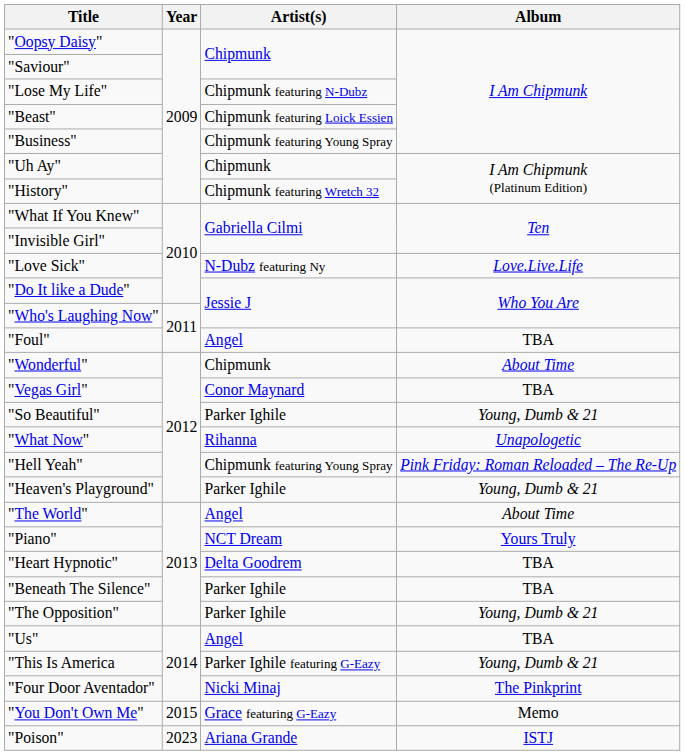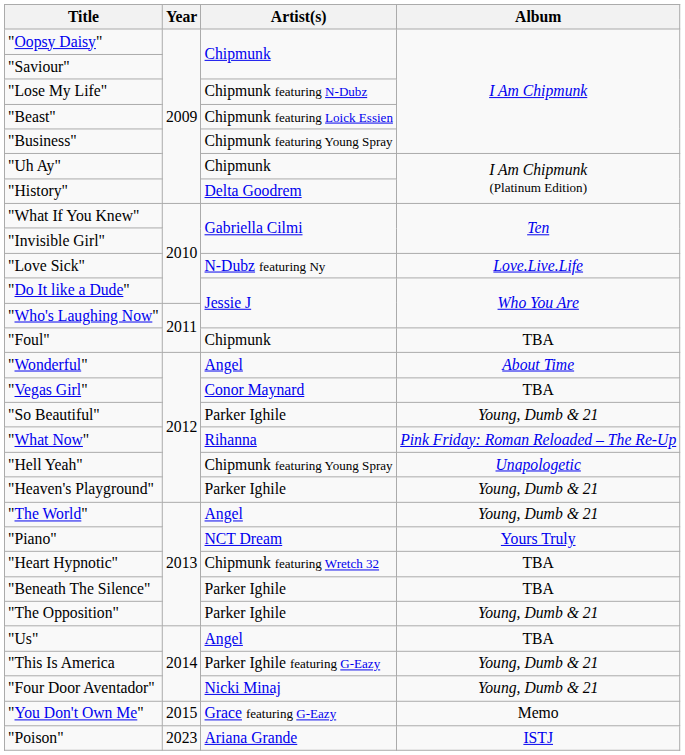(292, 191) Chipmunk featuring Wretch 32 -> (253, 191) Delta Goodrem
(224, 340) Angel -> (238, 340) Chipmunk
(238, 365) Chipmunk -> (224, 365) Angel
(538, 439) Unapologetic -> (538, 439) Pink Friday: Roman Reloaded – The Re-Up
(538, 464) Pink Friday: Roman Reloaded – The Re-Up -> (538, 464) Unapologetic
(538, 514) About Time -> (538, 514) Young, Dumb & 21
(253, 564) Delta Goodrem -> (292, 564) Chipmunk featuring Wretch 32
(538, 688) The Pinkprint -> (538, 688) Young, Dumb & 21
